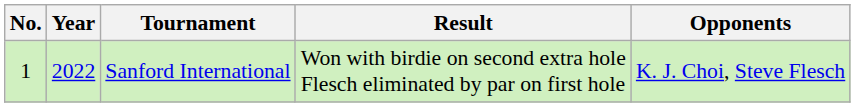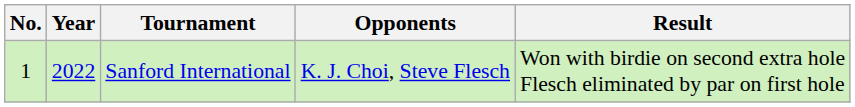columns swapped: (741, 22) <-> (463, 22)
